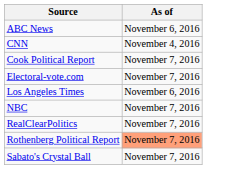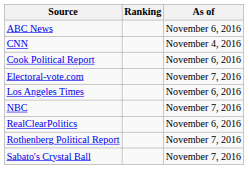+ column: (143, 12)
(162, 60) November 7, 2016 -> (203, 60) November 6, 2016
(162, 124) November 7, 2016 -> (203, 124) November 6, 2016
(162, 140) lightsalmon background -> (203, 140) no background
